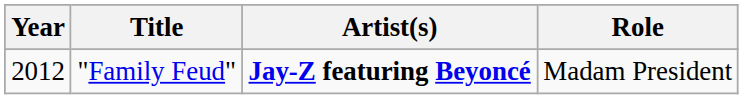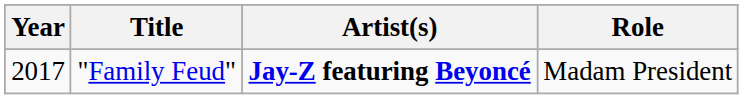(38, 71) 2012 -> (38, 71) 2017
